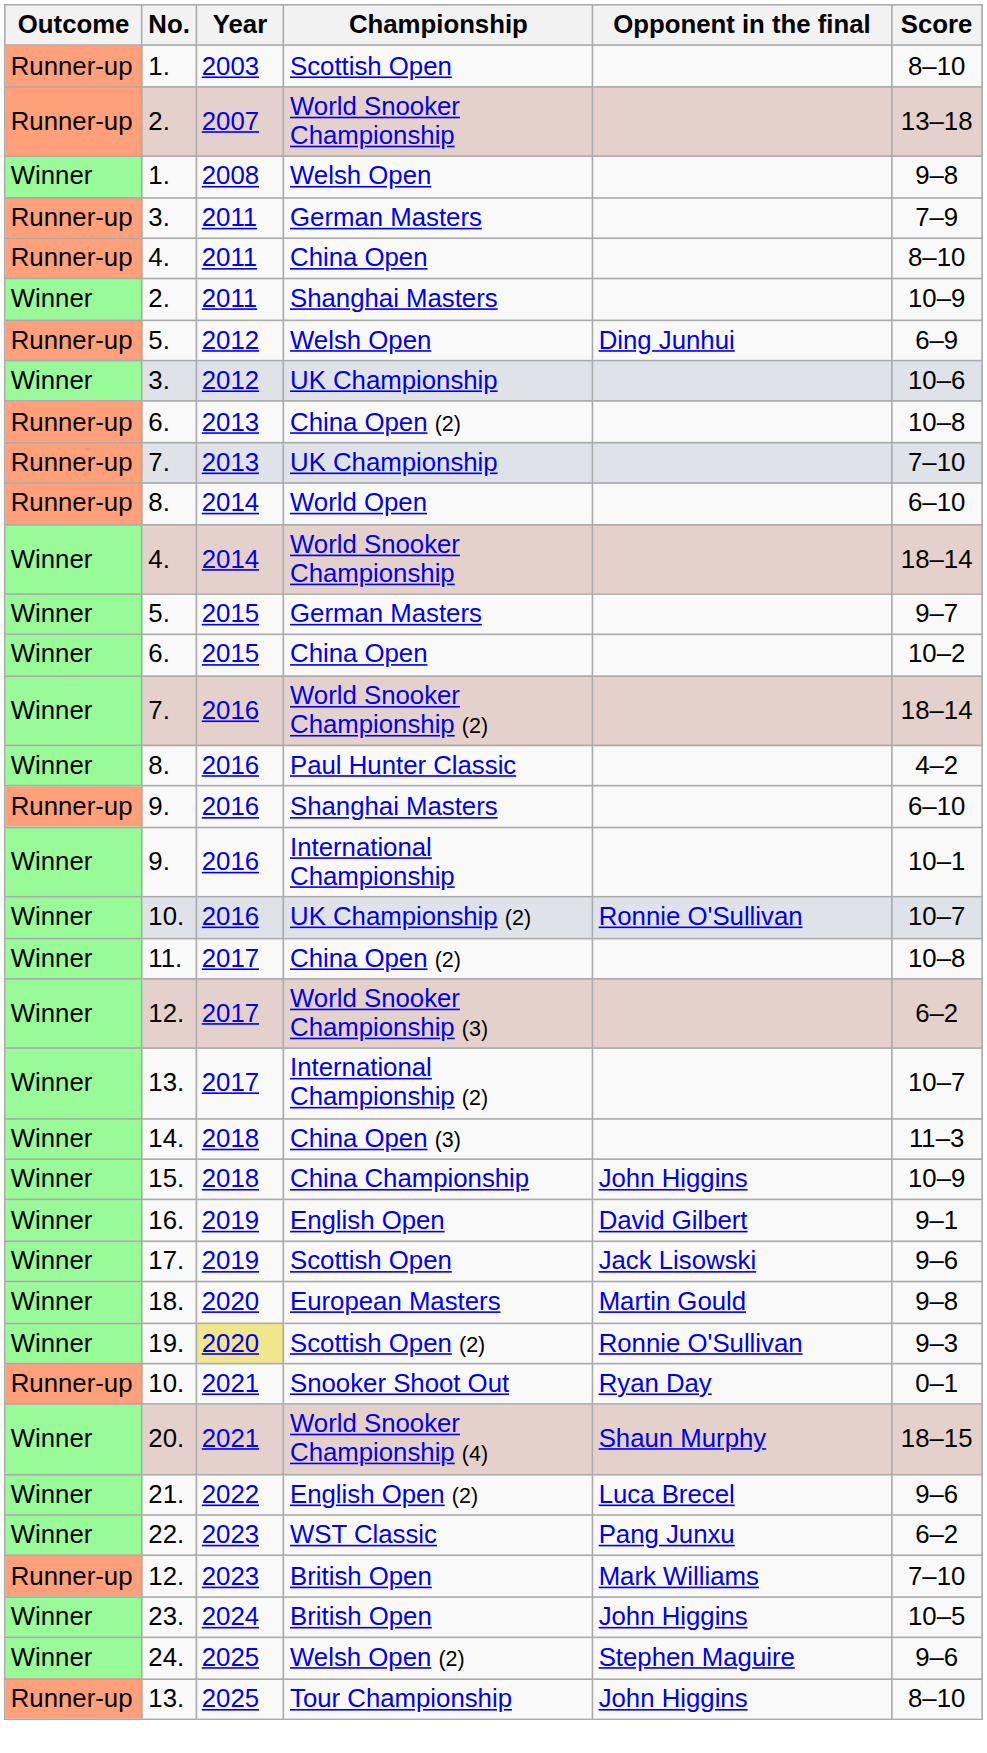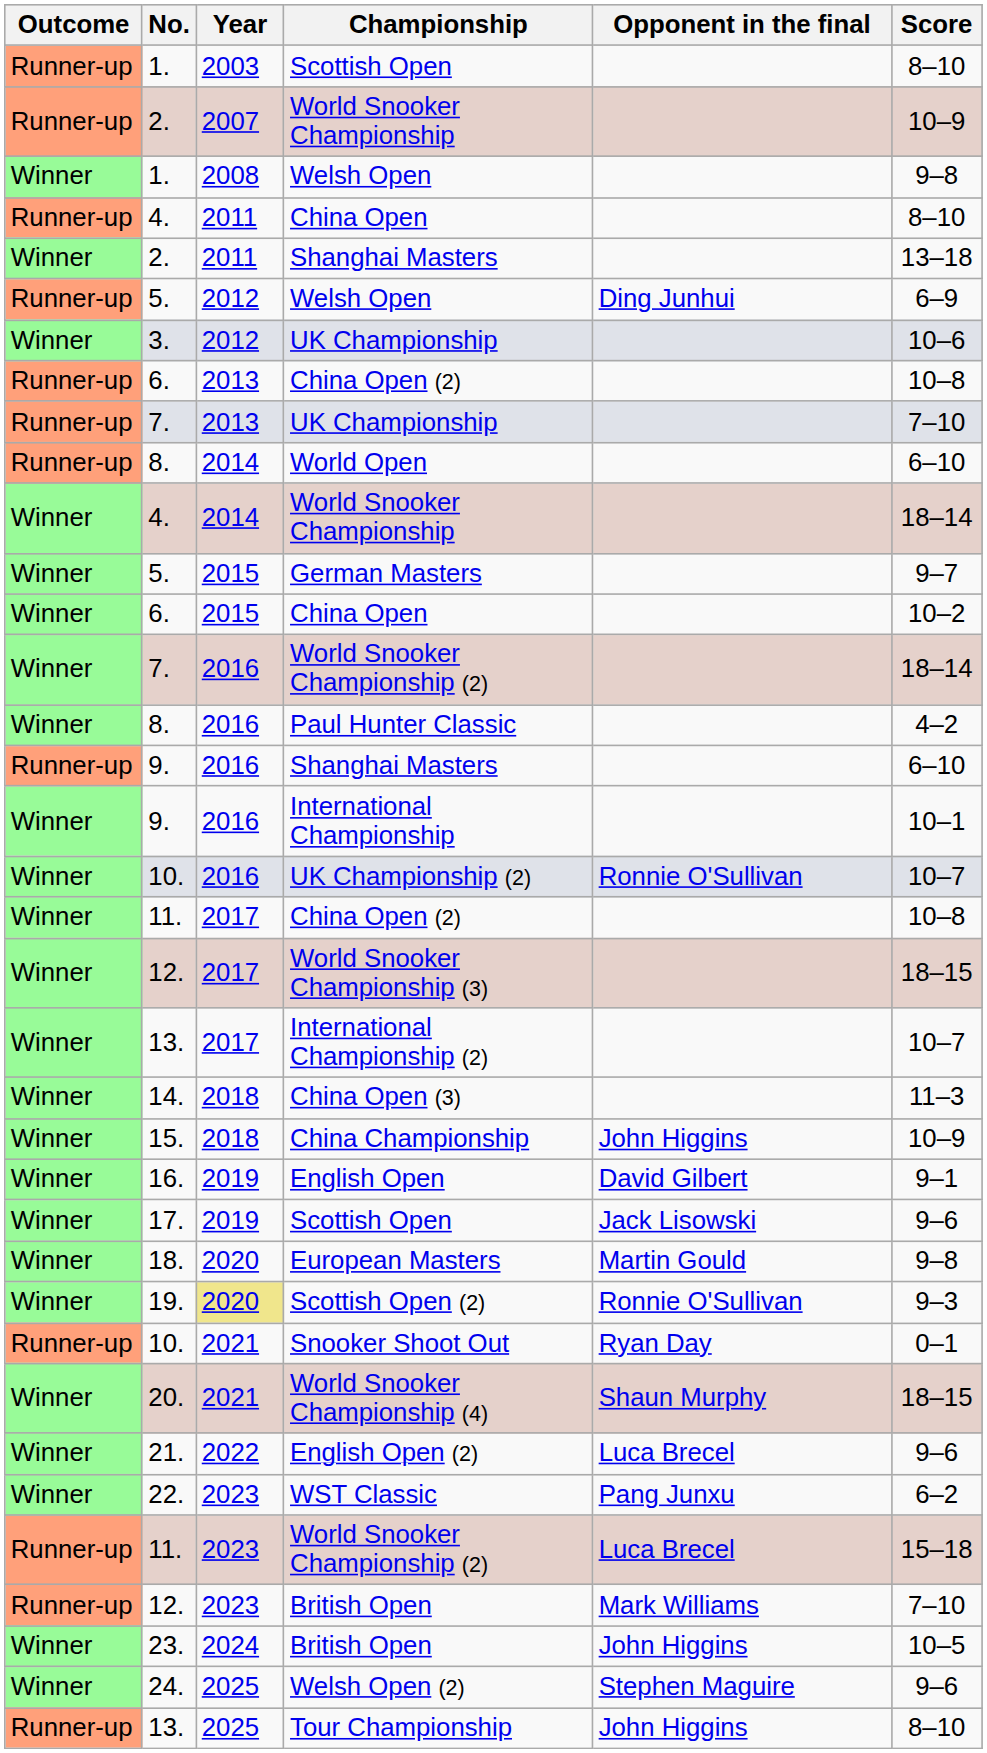(937, 121) 13–18 -> (937, 121) 10–9
- row: (159, 217)
(937, 299) 10–9 -> (937, 258) 13–18
(937, 1013) 6–2 -> (937, 972) 18–15
+ row: (165, 1549)
